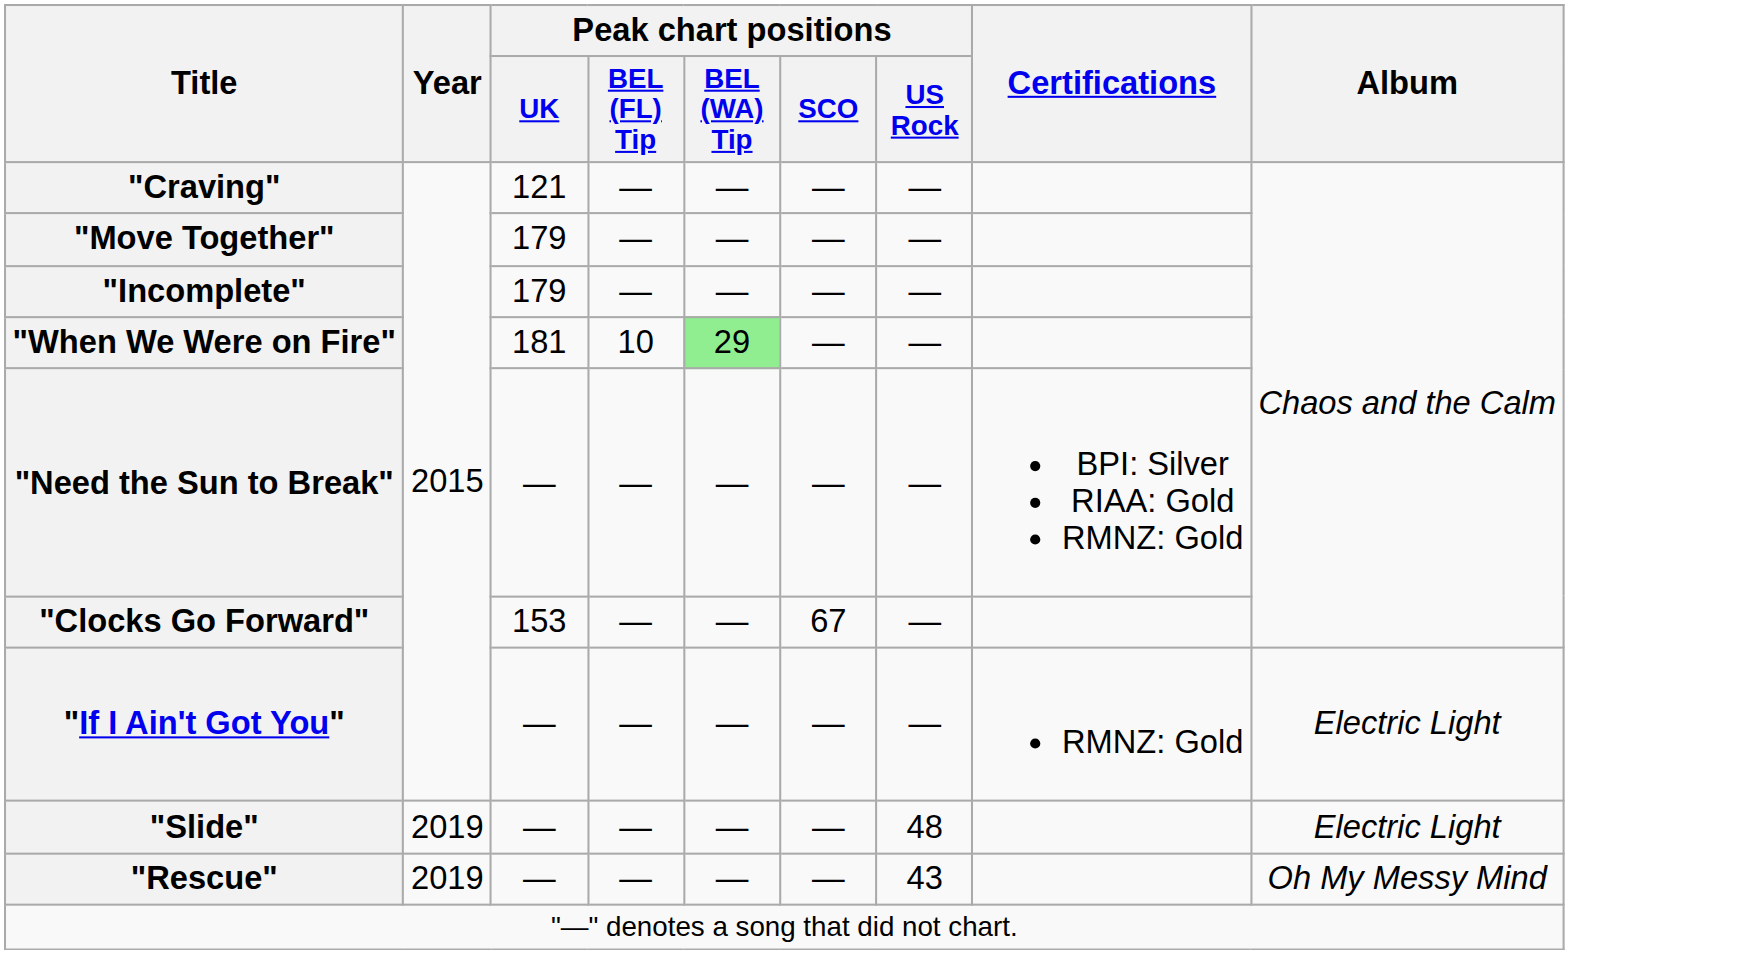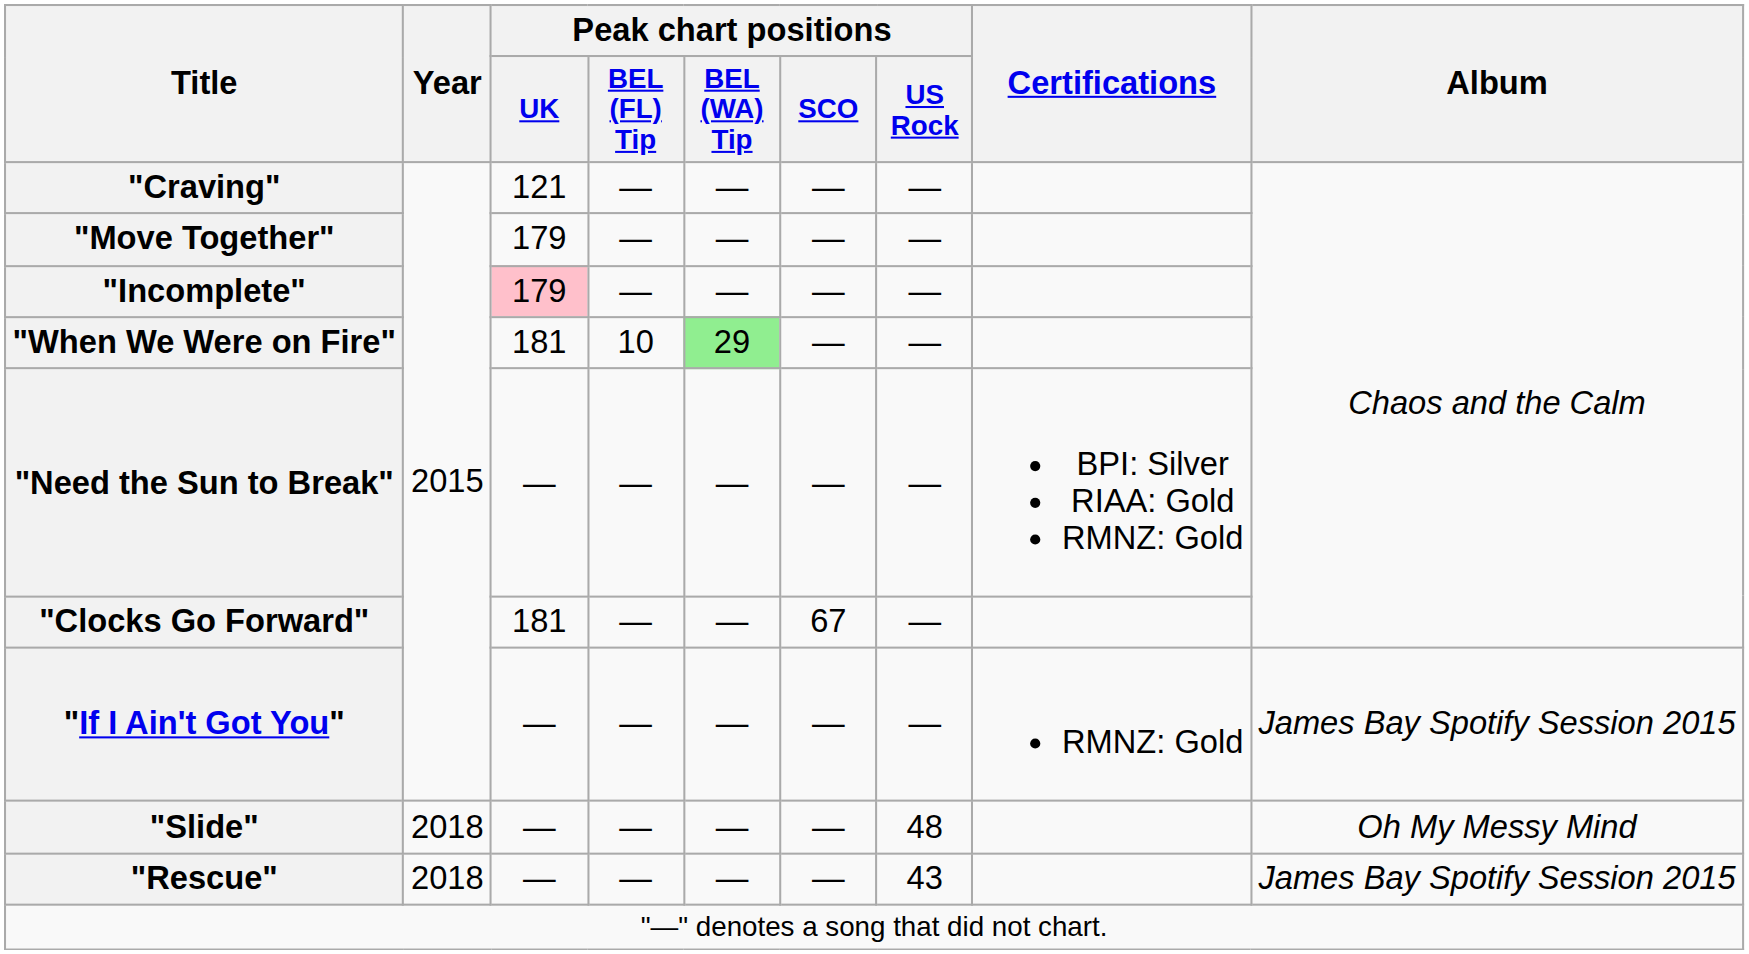(539, 290) no background -> (539, 290) pink background
(539, 621) 153 -> (539, 621) 181
(1407, 724) Electric Light -> (1497, 724) James Bay Spotify Session 2015
(447, 826) 2019 -> (447, 826) 2018
(1407, 826) Electric Light -> (1497, 826) Oh My Messy Mind
(447, 878) 2019 -> (447, 878) 2018
(1407, 878) Oh My Messy Mind -> (1497, 878) James Bay Spotify Session 2015
